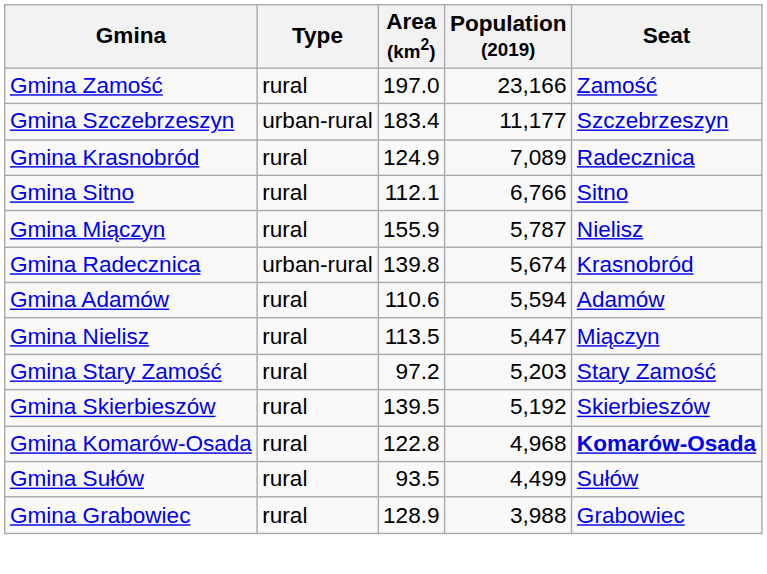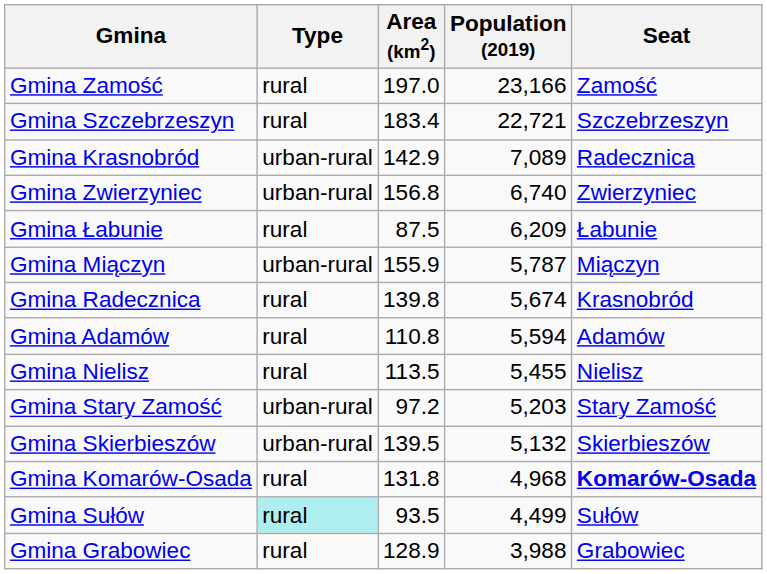(317, 121) urban-rural -> (285, 121) rural
(533, 121) 11,177 -> (532, 121) 22,721
(285, 157) rural -> (317, 157) urban-rural
(411, 157) 124.9 -> (411, 157) 142.9
- row: (72, 192)
+ row: (106, 192)
+ row: (86, 228)
(285, 228) rural -> (317, 264) urban-rural
(610, 228) Nielisz -> (618, 264) Miączyn
(317, 264) urban-rural -> (285, 300) rural
(412, 300) 110.6 -> (412, 336) 110.8
(538, 336) 5,447 -> (538, 371) 5,455
(618, 336) Miączyn -> (610, 371) Nielisz
(285, 371) rural -> (317, 407) urban-rural
(285, 407) rural -> (317, 443) urban-rural
(538, 407) 5,192 -> (538, 443) 5,132
(411, 443) 122.8 -> (411, 479) 131.8
(285, 479) no background -> (285, 514) paleturquoise background
